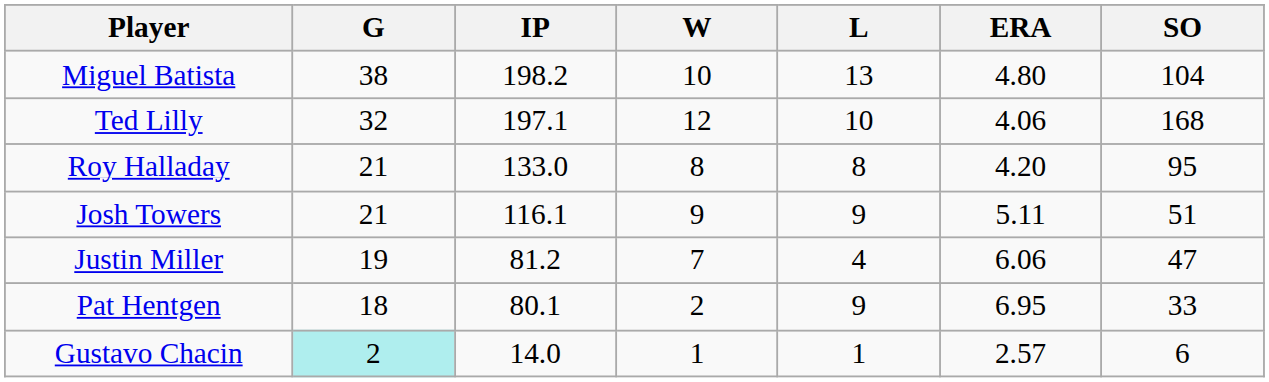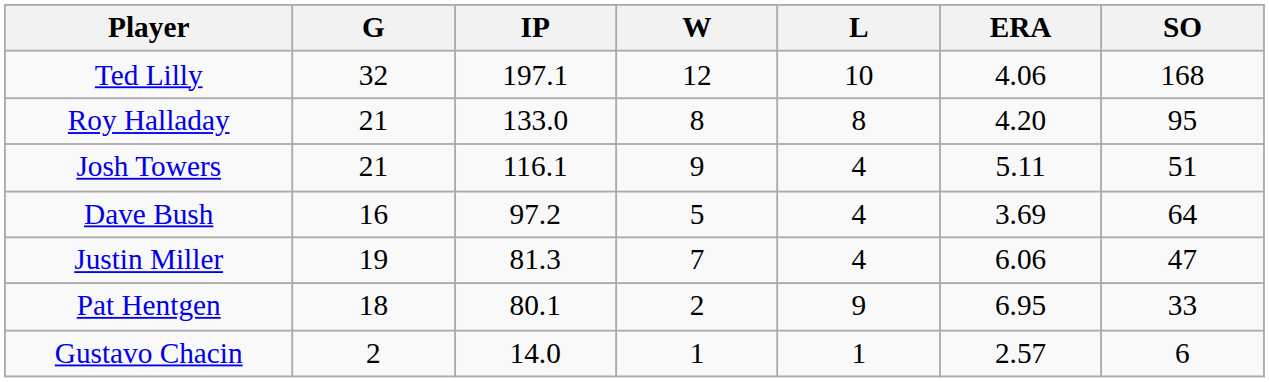- row: (149, 74)
(859, 213) 9 -> (859, 167) 4
+ row: (149, 213)
(535, 259) 81.2 -> (535, 259) 81.3
(373, 352) paleturquoise background -> (373, 352) no background
